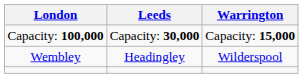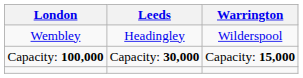rows swapped: (56, 56) <-> (56, 35)
